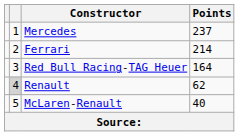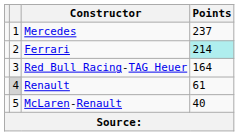(202, 50) no background -> (202, 50) paleturquoise background
(199, 86) 62 -> (199, 86) 61
